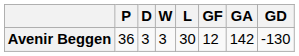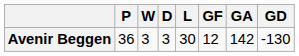columns swapped: (166, 16) <-> (146, 16)
